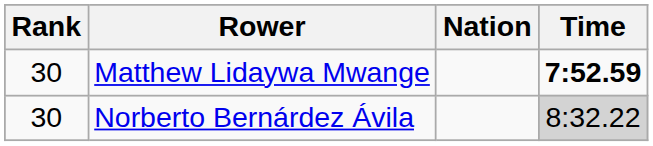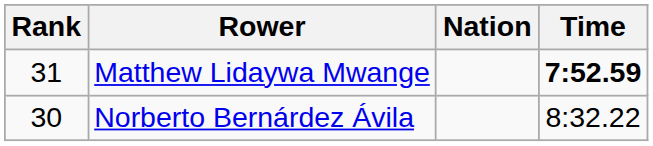(46, 72) 30 -> (46, 72) 31
(593, 117) lightgrey background -> (593, 117) no background
